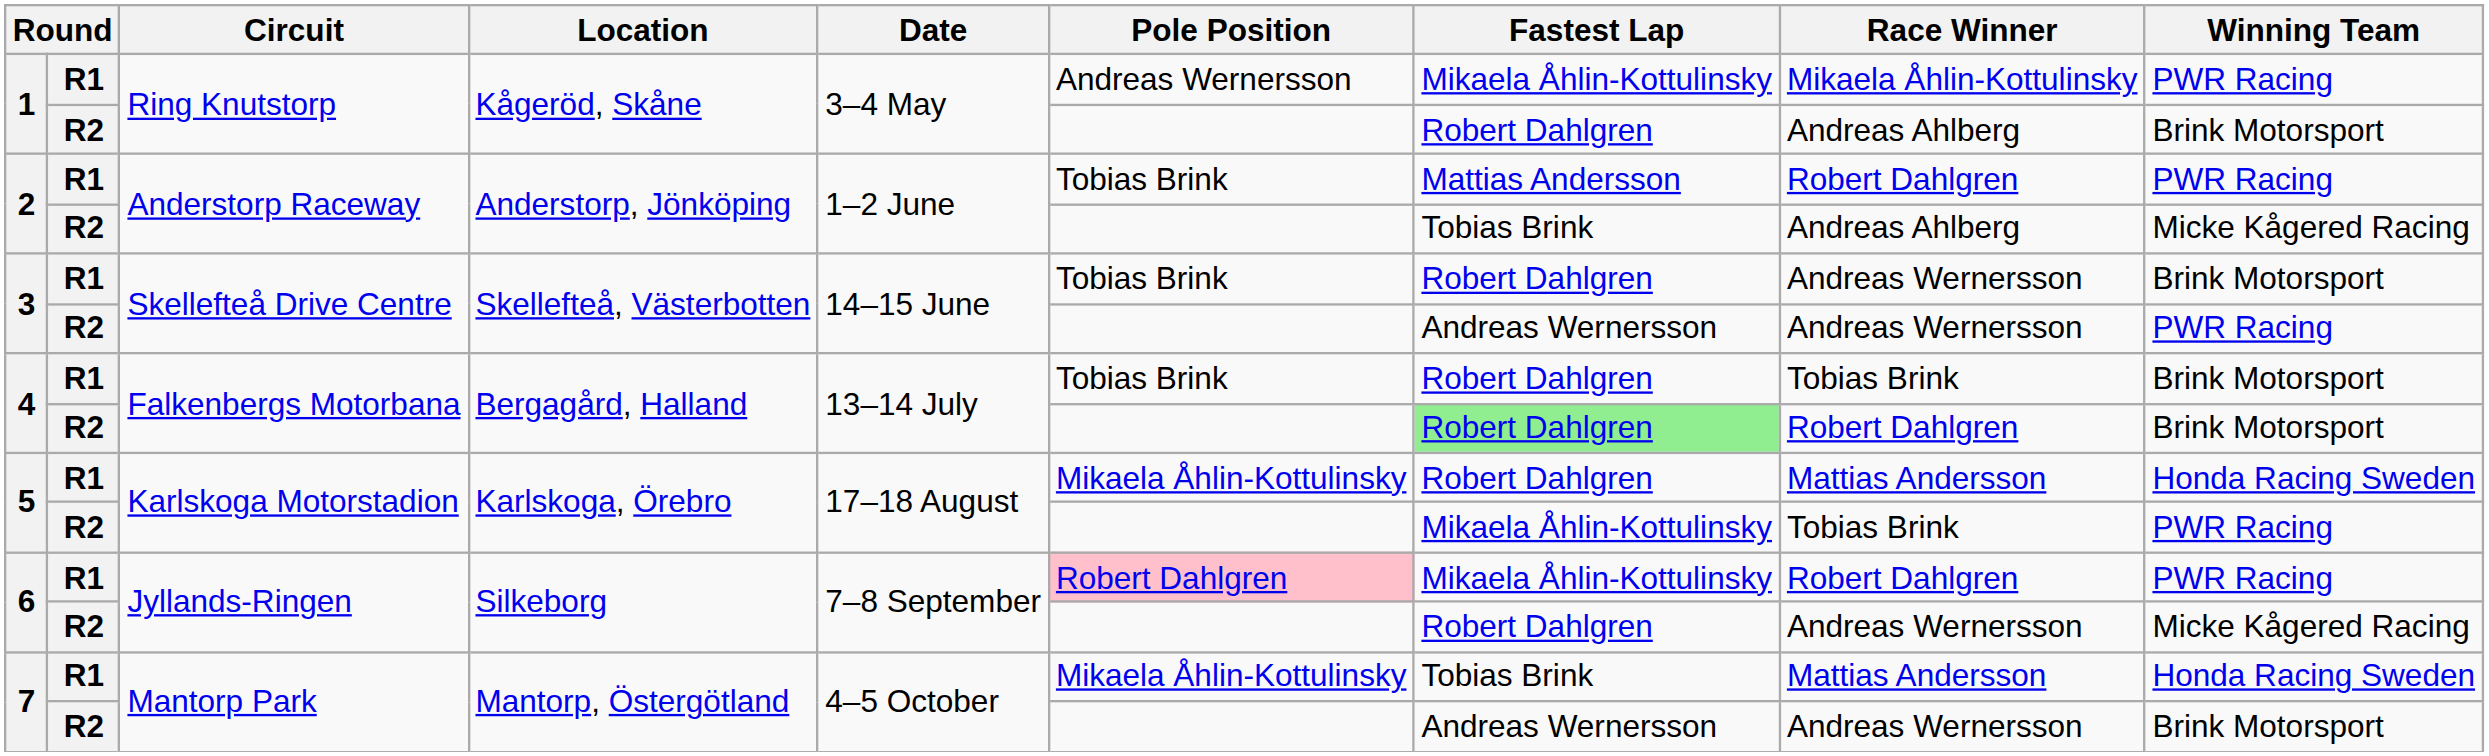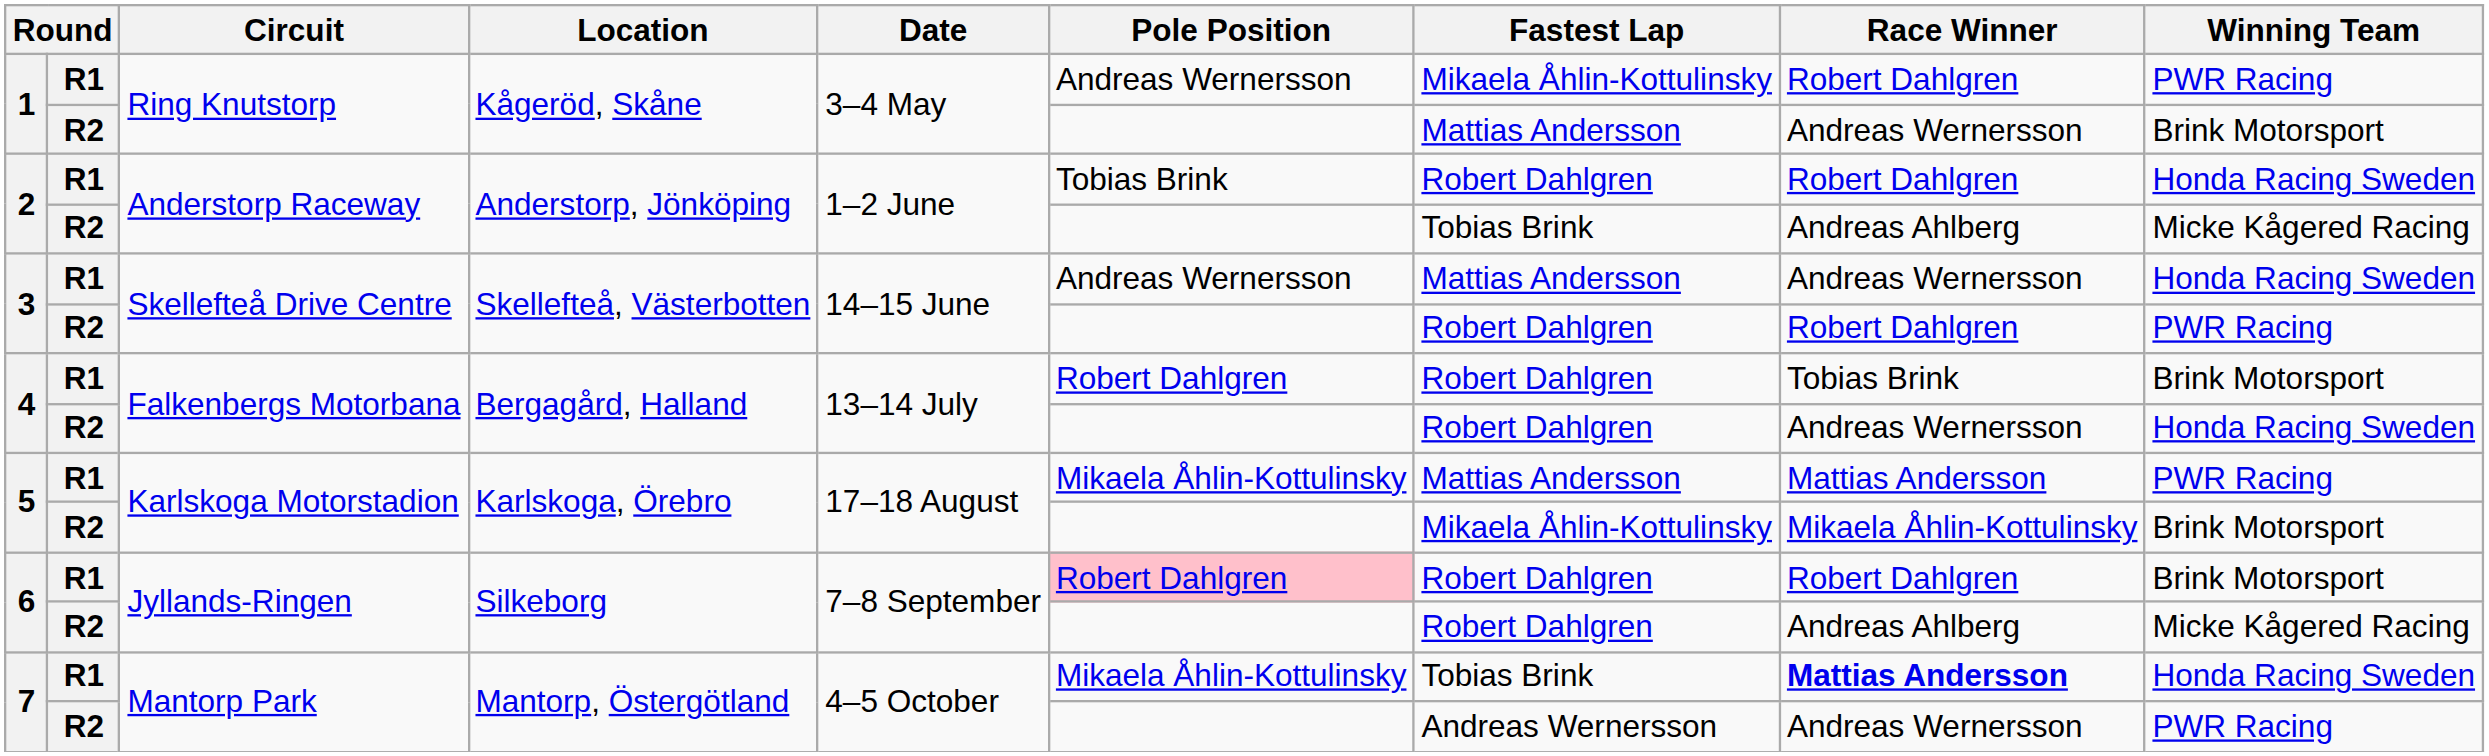(1962, 79) Mikaela Åhlin-Kottulinsky -> (1903, 79) Robert Dahlgren
(1537, 129) Robert Dahlgren -> (1551, 129) Mattias Andersson
(1904, 129) Andreas Ahlberg -> (1935, 129) Andreas Wernersson
(1551, 179) Mattias Andersson -> (1537, 179) Robert Dahlgren
(2243, 179) PWR Racing -> (2314, 179) Honda Racing Sweden
(1142, 278) Tobias Brink -> (1204, 278) Andreas Wernersson
(1537, 278) Robert Dahlgren -> (1551, 278) Mattias Andersson
(2268, 278) Brink Motorsport -> (2314, 278) Honda Racing Sweden
(1569, 328) Andreas Wernersson -> (1537, 328) Robert Dahlgren
(1935, 328) Andreas Wernersson -> (1903, 328) Robert Dahlgren
(1142, 378) Tobias Brink -> (1172, 378) Robert Dahlgren
(1537, 428) lightgreen background -> (1537, 428) no background
(1903, 428) Robert Dahlgren -> (1935, 428) Andreas Wernersson
(2268, 428) Brink Motorsport -> (2314, 428) Honda Racing Sweden
(1537, 477) Robert Dahlgren -> (1551, 477) Mattias Andersson
(2314, 477) Honda Racing Sweden -> (2243, 477) PWR Racing
(1873, 527) Tobias Brink -> (1962, 527) Mikaela Åhlin-Kottulinsky
(2243, 527) PWR Racing -> (2268, 527) Brink Motorsport
(1597, 577) Mikaela Åhlin-Kottulinsky -> (1537, 577) Robert Dahlgren
(2243, 577) PWR Racing -> (2268, 577) Brink Motorsport
(1935, 626) Andreas Wernersson -> (1904, 626) Andreas Ahlberg
(1917, 676) normal -> (1927, 676) bold
(2268, 726) Brink Motorsport -> (2243, 726) PWR Racing
